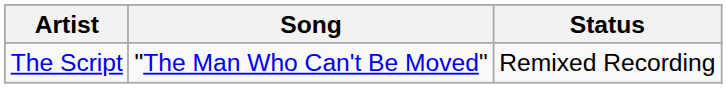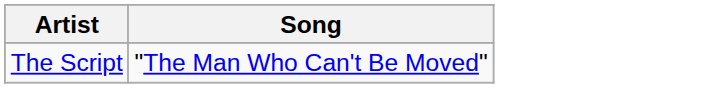- column: (607, 24)
